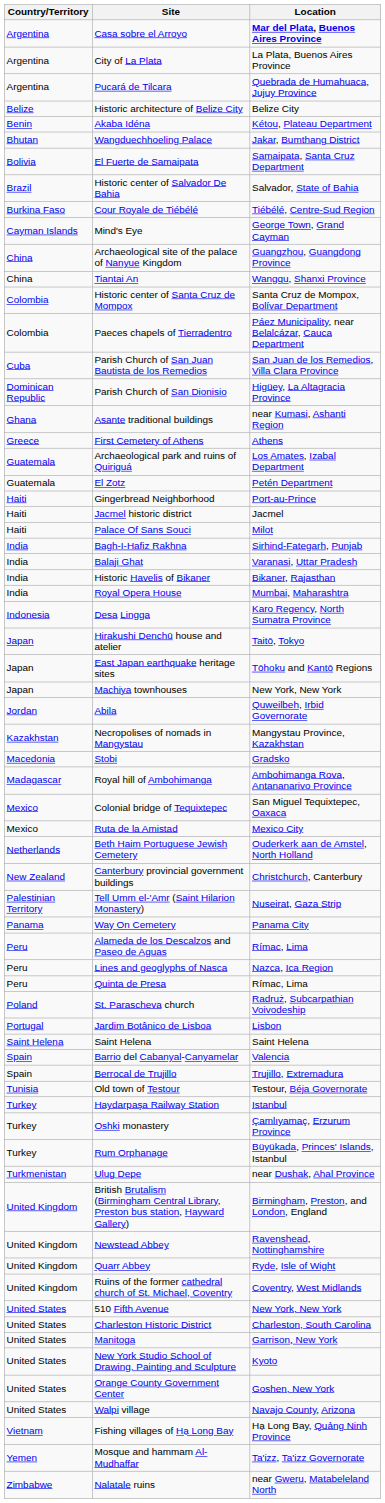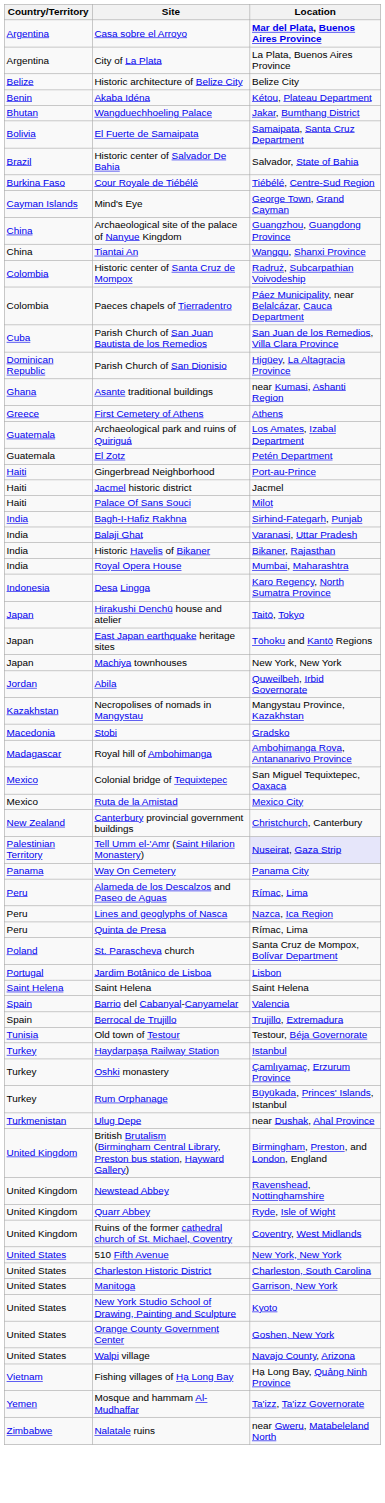- row: (133, 87)
(306, 300) Santa Cruz de Mompox, Bolívar Department -> (303, 273) Radruż, Subcarpathian Voivodeship
- row: (161, 850)
(297, 903) no background -> (297, 850) lavender background
(303, 1004) Radruż, Subcarpathian Voivodeship -> (306, 951) Santa Cruz de Mompox, Bolívar Department
